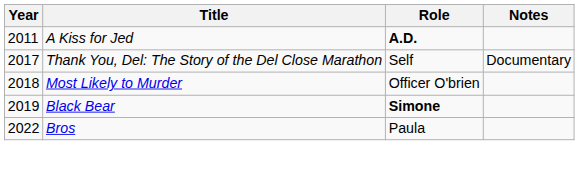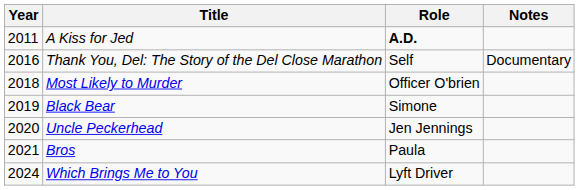(24, 60) 2017 -> (24, 60) 2016
(414, 106) bold -> (413, 106) normal
+ row: (104, 128)
(24, 128) 2022 -> (24, 151) 2021
+ row: (122, 173)
